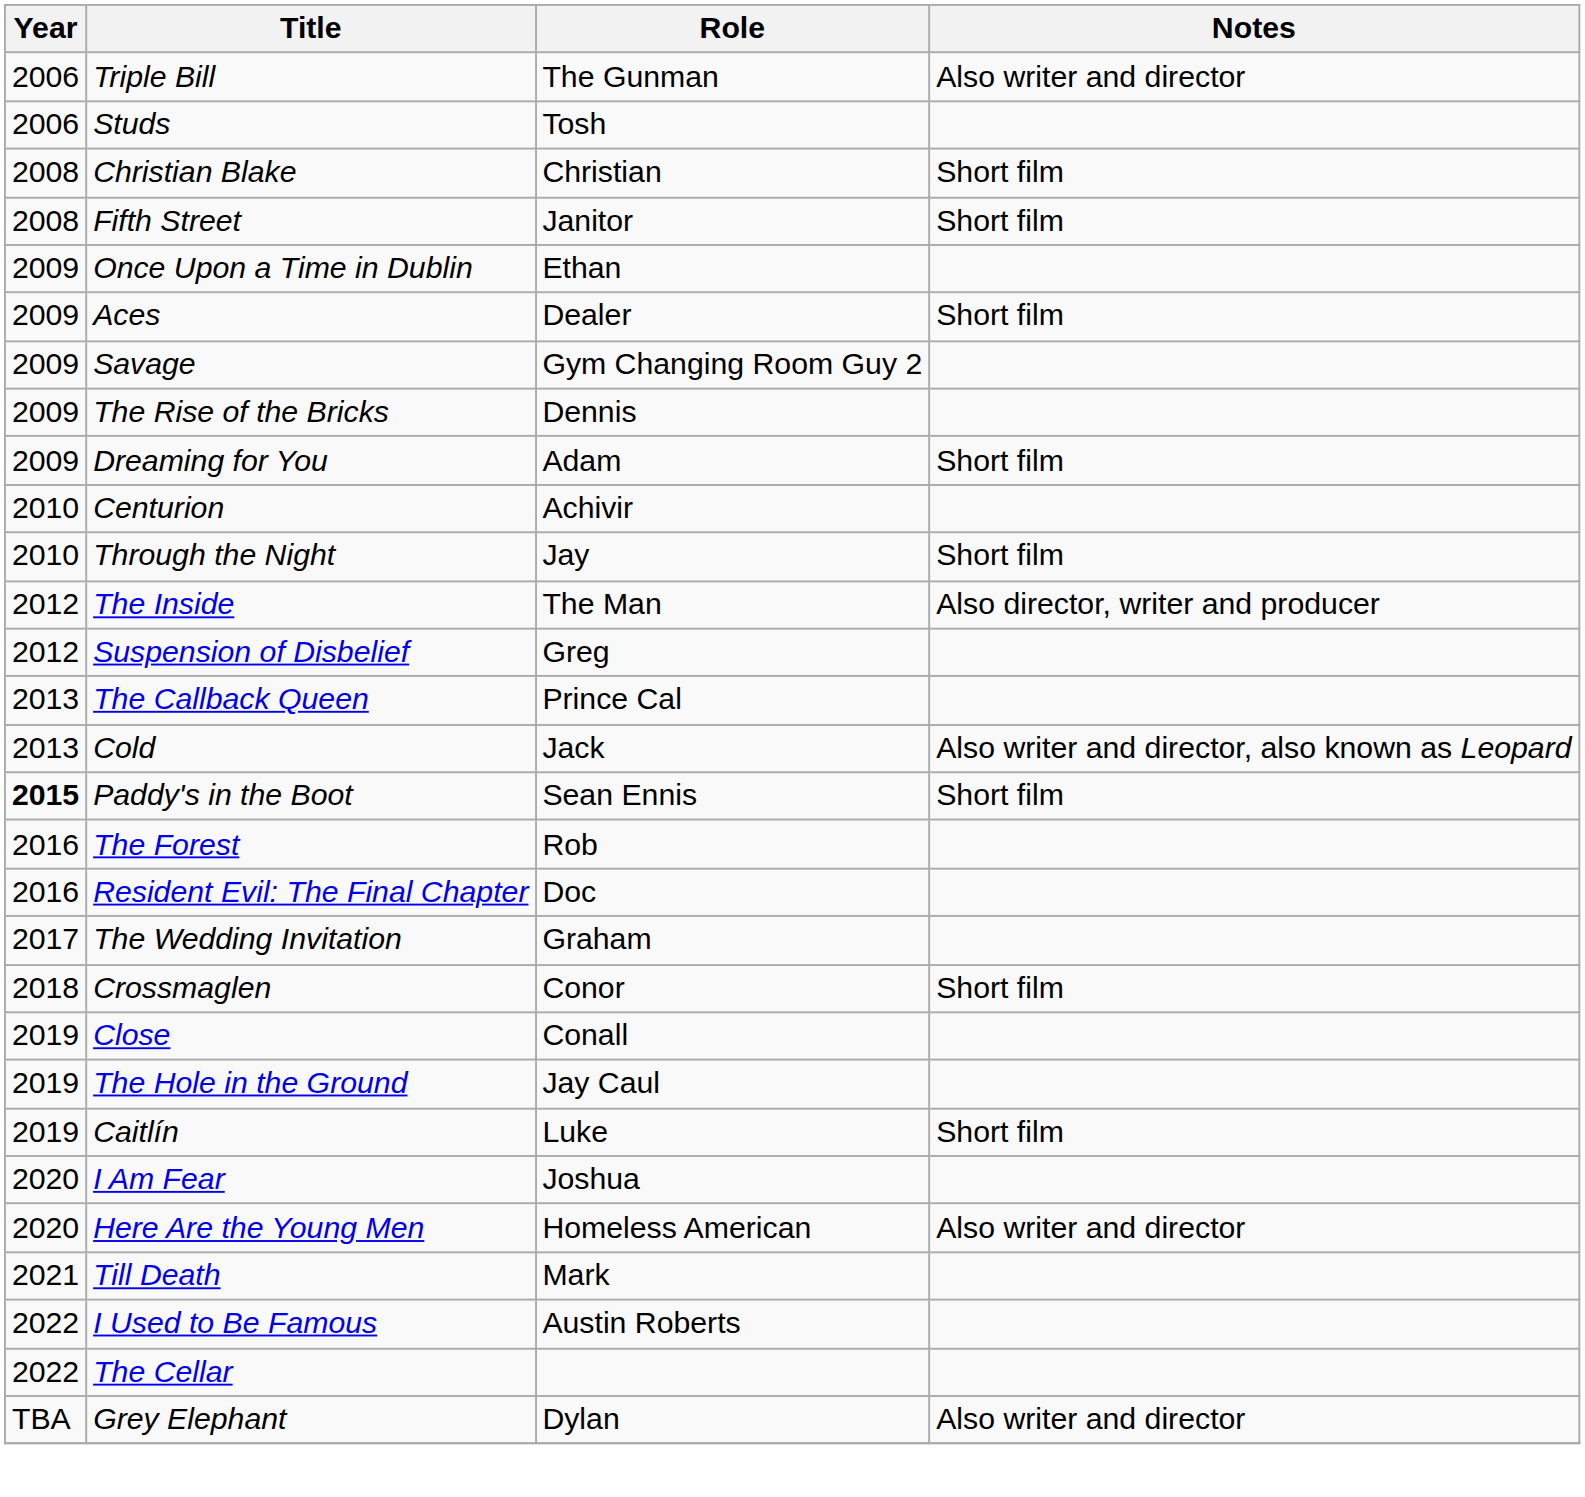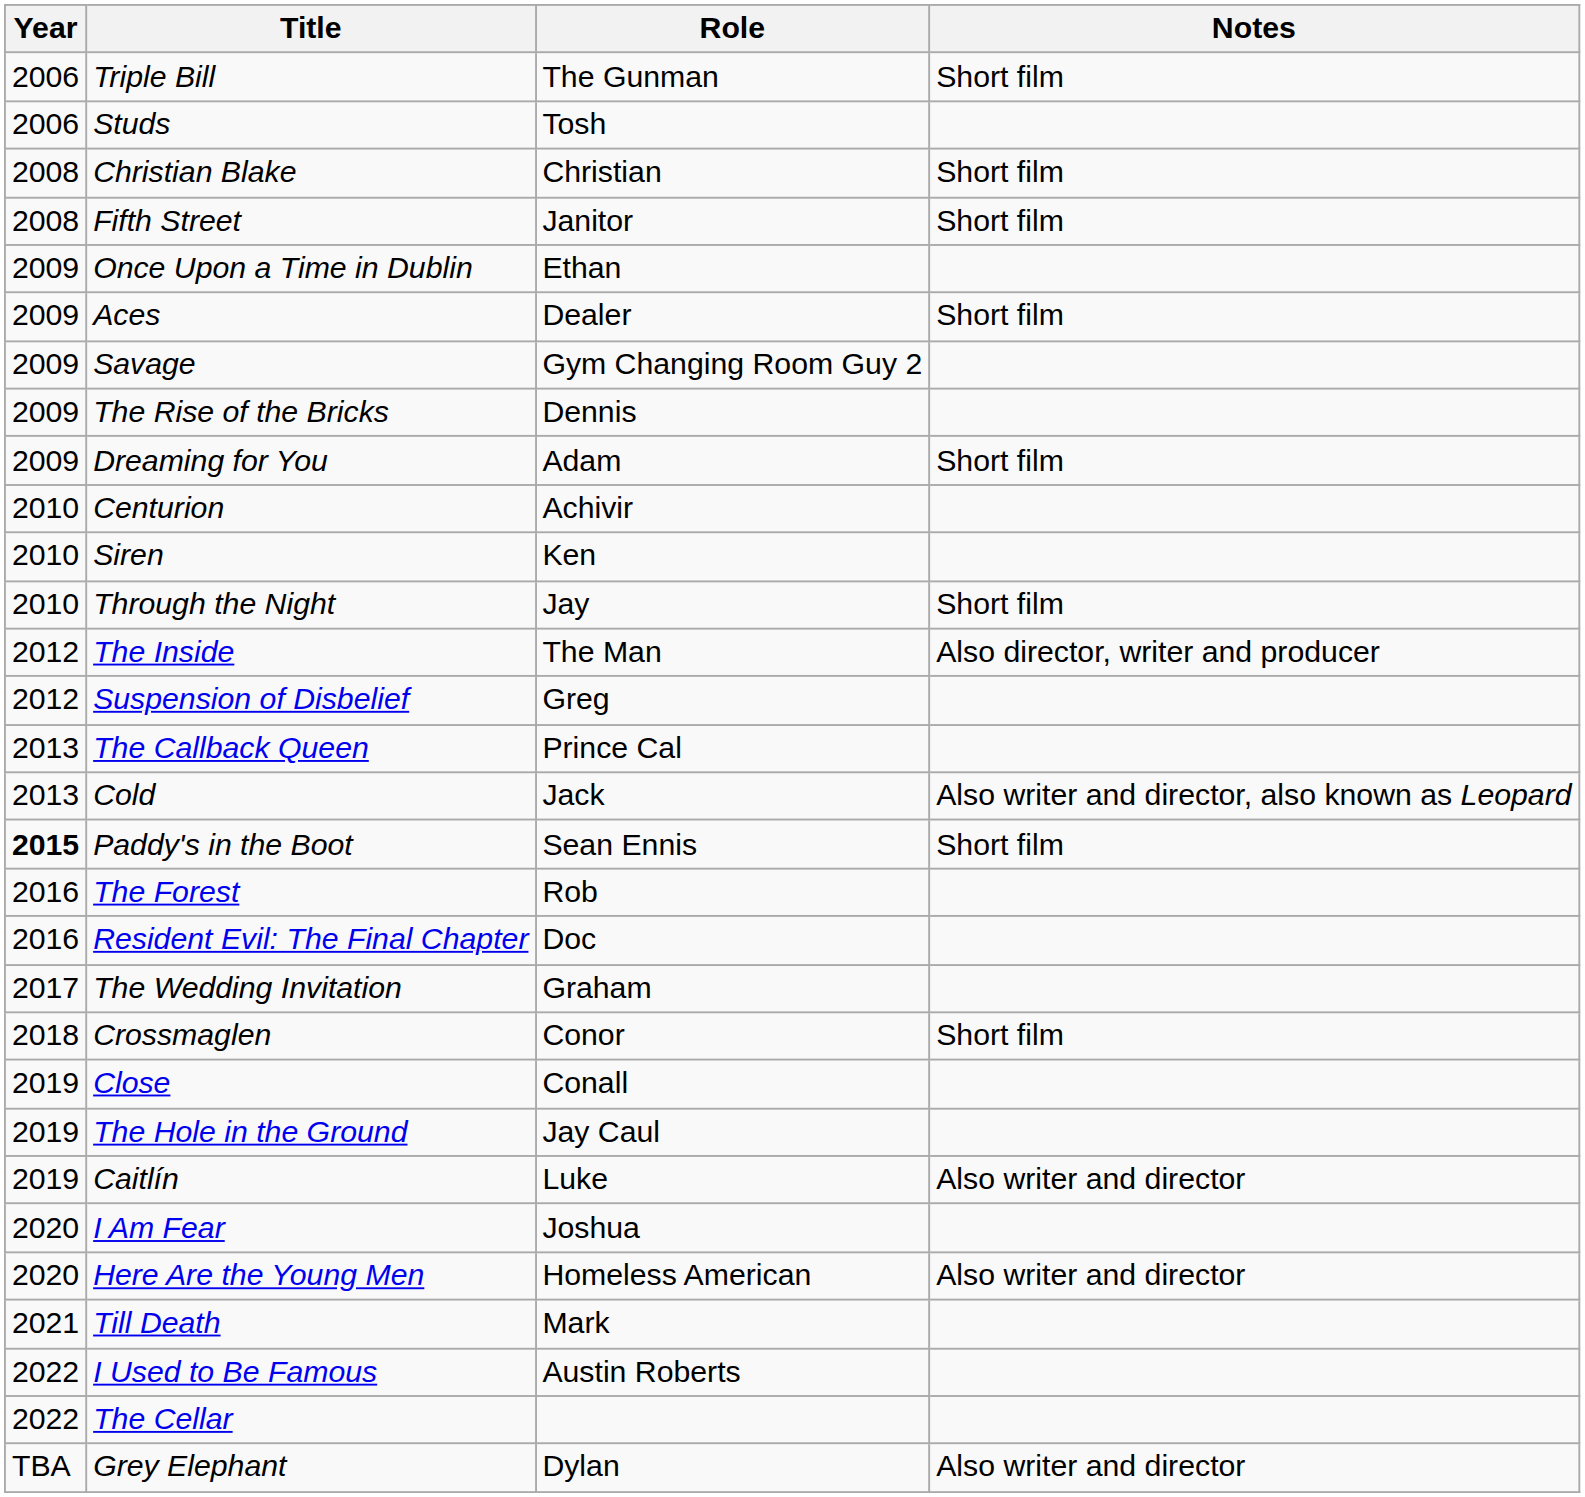(1091, 76) Also writer and director -> (1000, 76) Short film
+ row: (128, 556)
(1000, 1131) Short film -> (1091, 1179) Also writer and director
